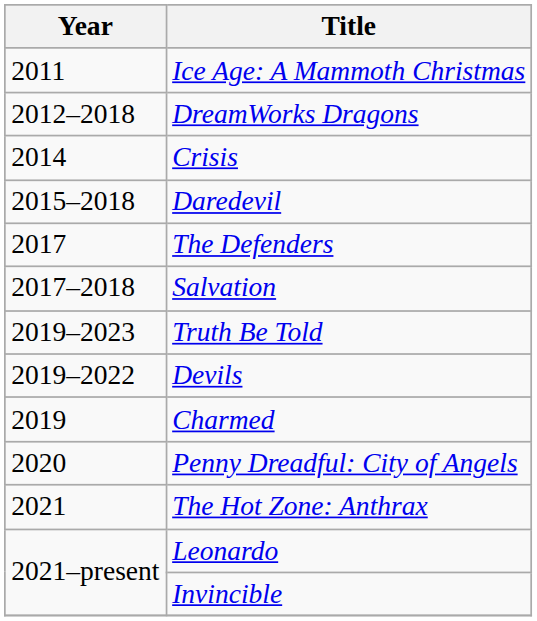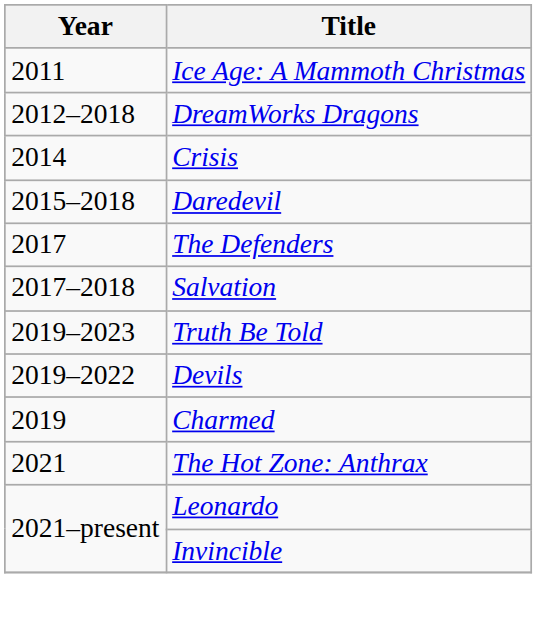- row: (345, 462)
